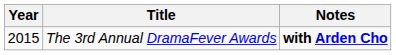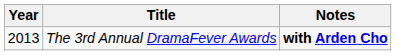(24, 38) 2015 -> (24, 38) 2013
